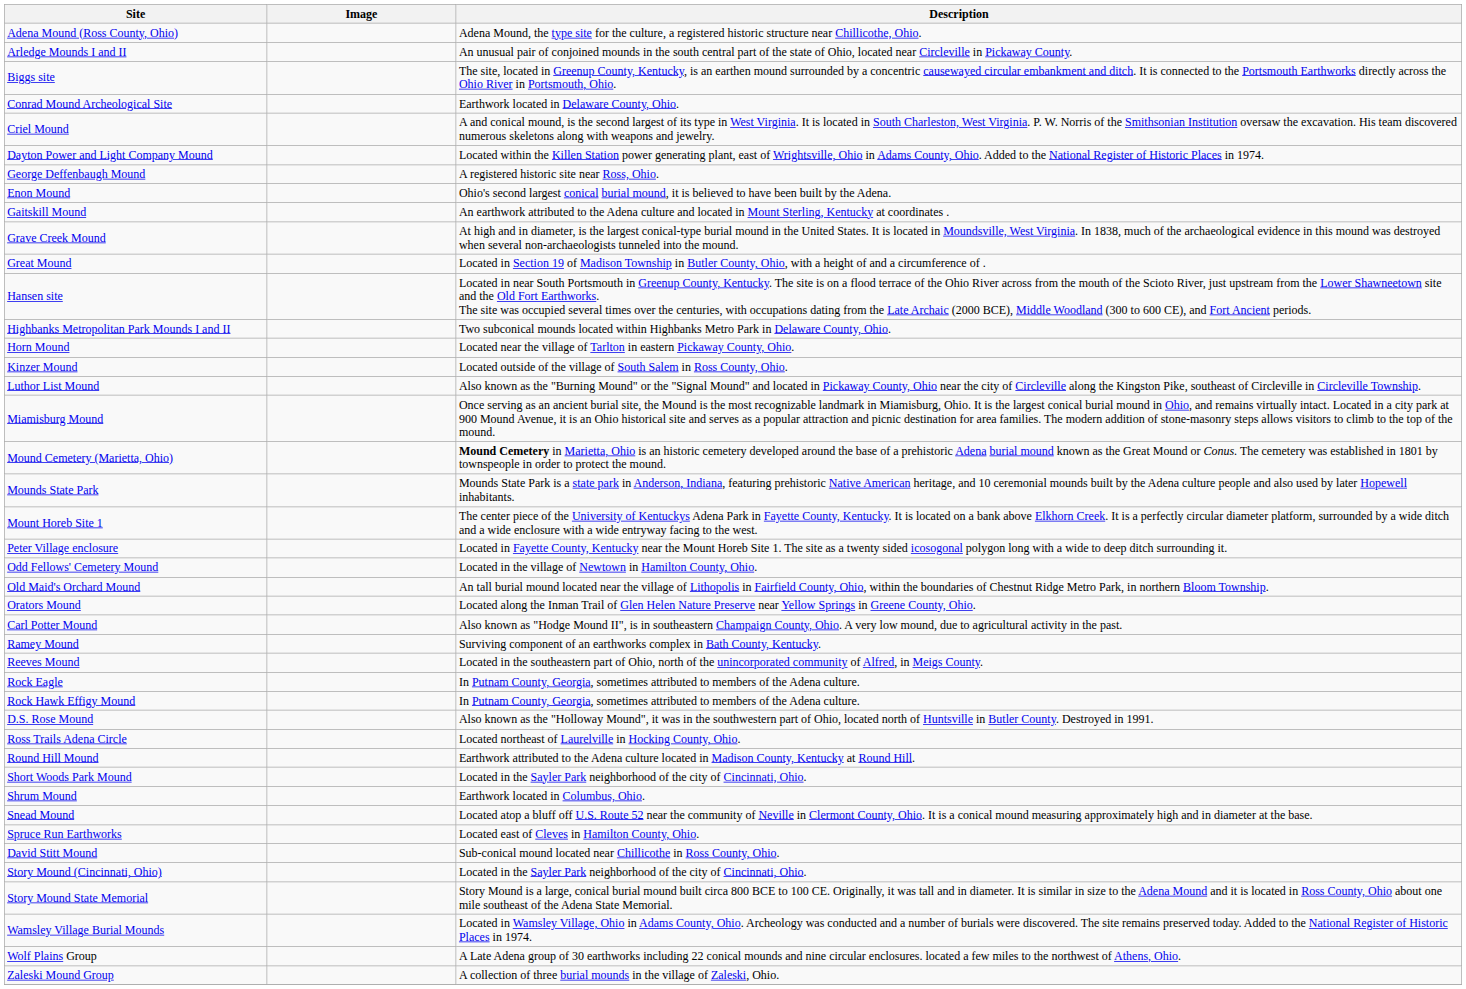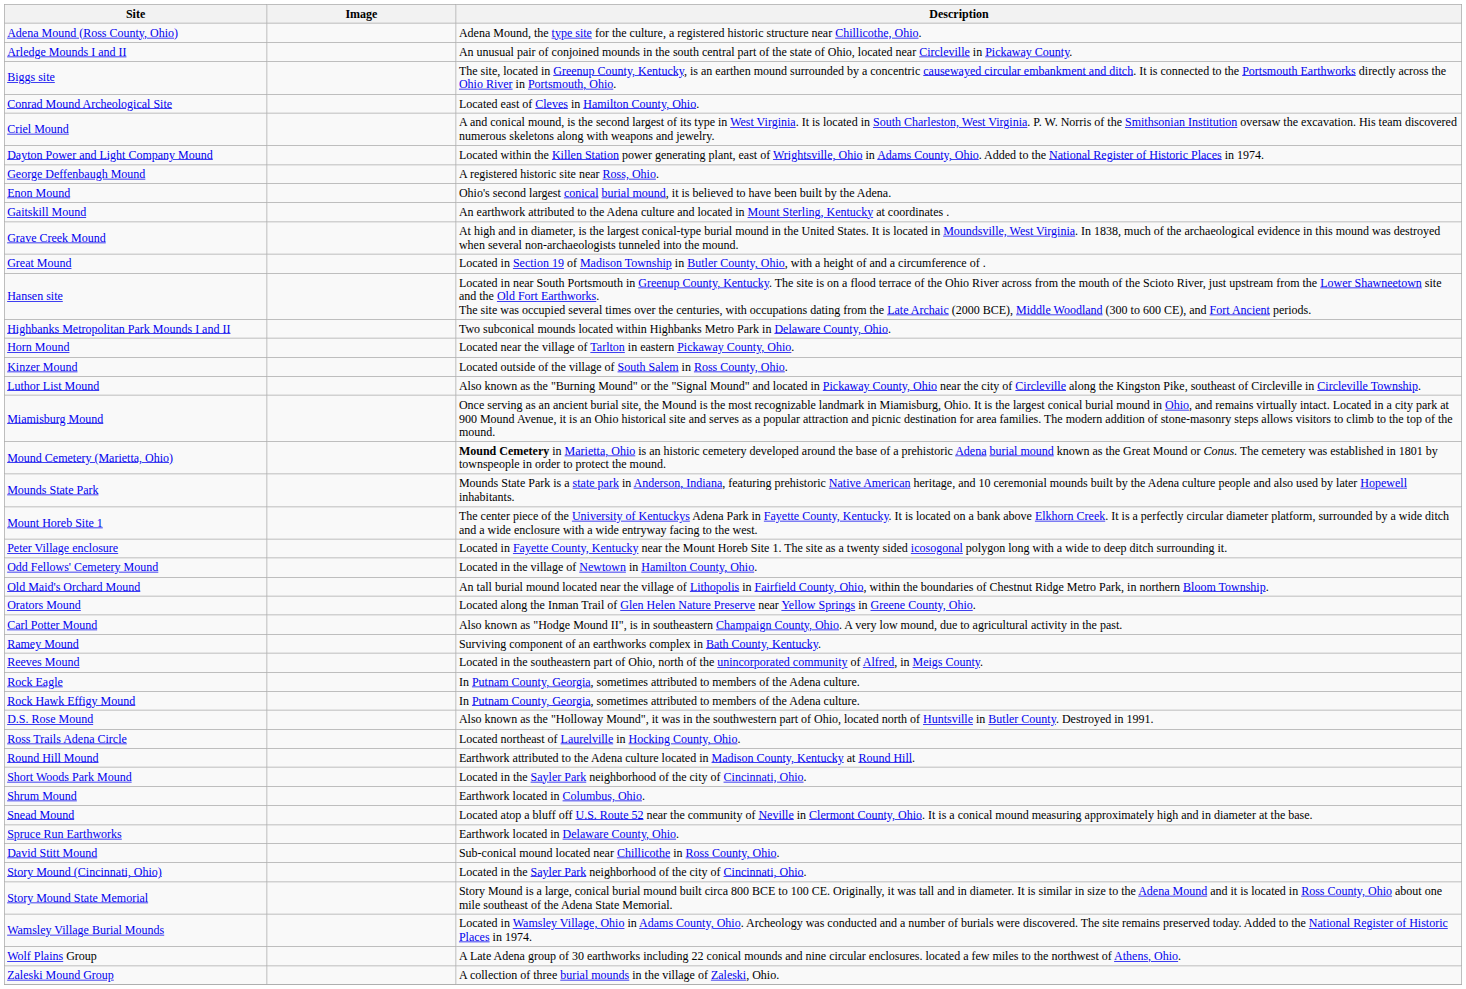(569, 103) Earthwork located in Delaware County, Ohio. -> (579, 103) Located east of Cleves in Hamilton County, Ohio.
(579, 834) Located east of Cleves in Hamilton County, Ohio. -> (569, 834) Earthwork located in Delaware County, Ohio.
